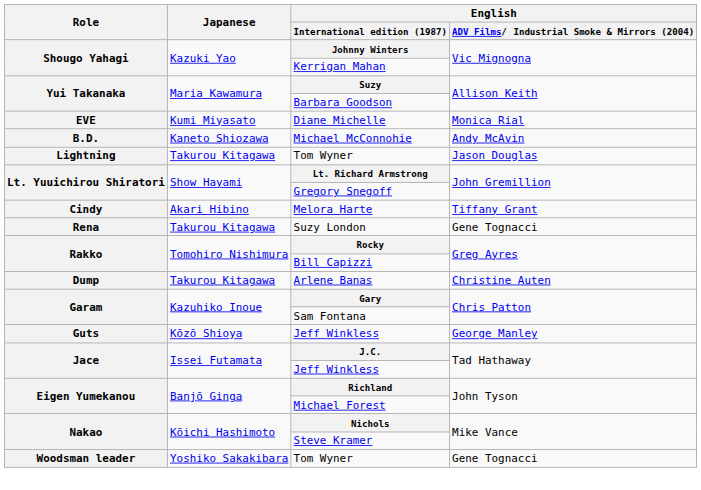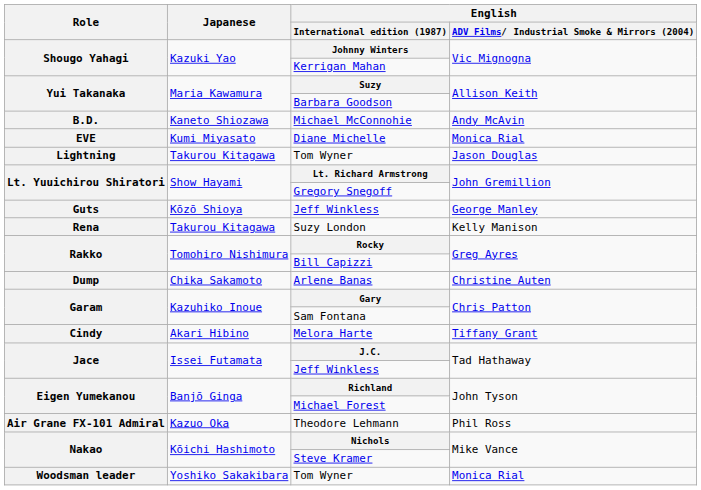rows swapped: (86, 138) <-> (86, 120)
rows swapped: (86, 209) <-> (86, 334)
(495, 227) Gene Tognacci -> (495, 227) Kelly Manison
(223, 280) Takurou Kitagawa -> (216, 280) Chika Sakamoto
+ row: (86, 423)
(495, 458) Gene Tognacci -> (488, 476) Monica Rial
